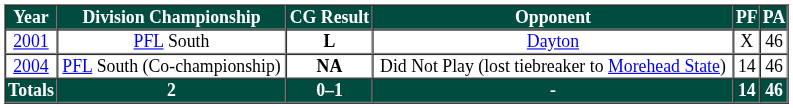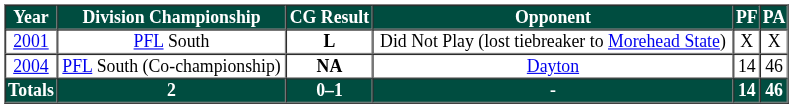(553, 41) Dayton -> (553, 41) Did Not Play (lost tiebreaker to Morehead State)
(774, 41) 46 -> (774, 41) X
(553, 66) Did Not Play (lost tiebreaker to Morehead State) -> (553, 66) Dayton
